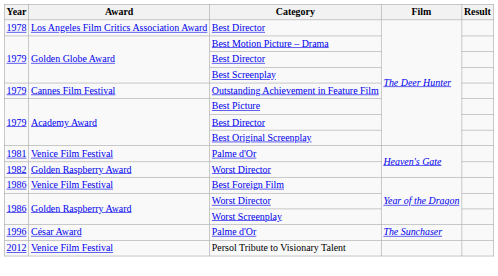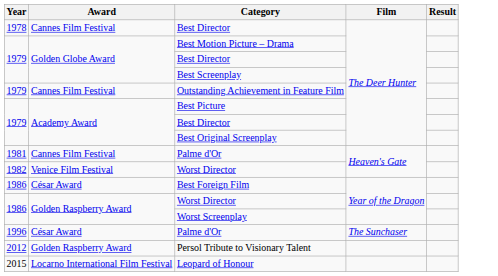(119, 28) Los Angeles Film Critics Association Award -> (73, 28) Cannes Film Festival
(72, 153) Venice Film Festival -> (73, 153) Cannes Film Festival
(81, 169) Golden Raspberry Award -> (72, 169) Venice Film Festival
(72, 185) Venice Film Festival -> (56, 185) César Award
(72, 248) Venice Film Festival -> (81, 248) Golden Raspberry Award
+ row: (17, 264)
